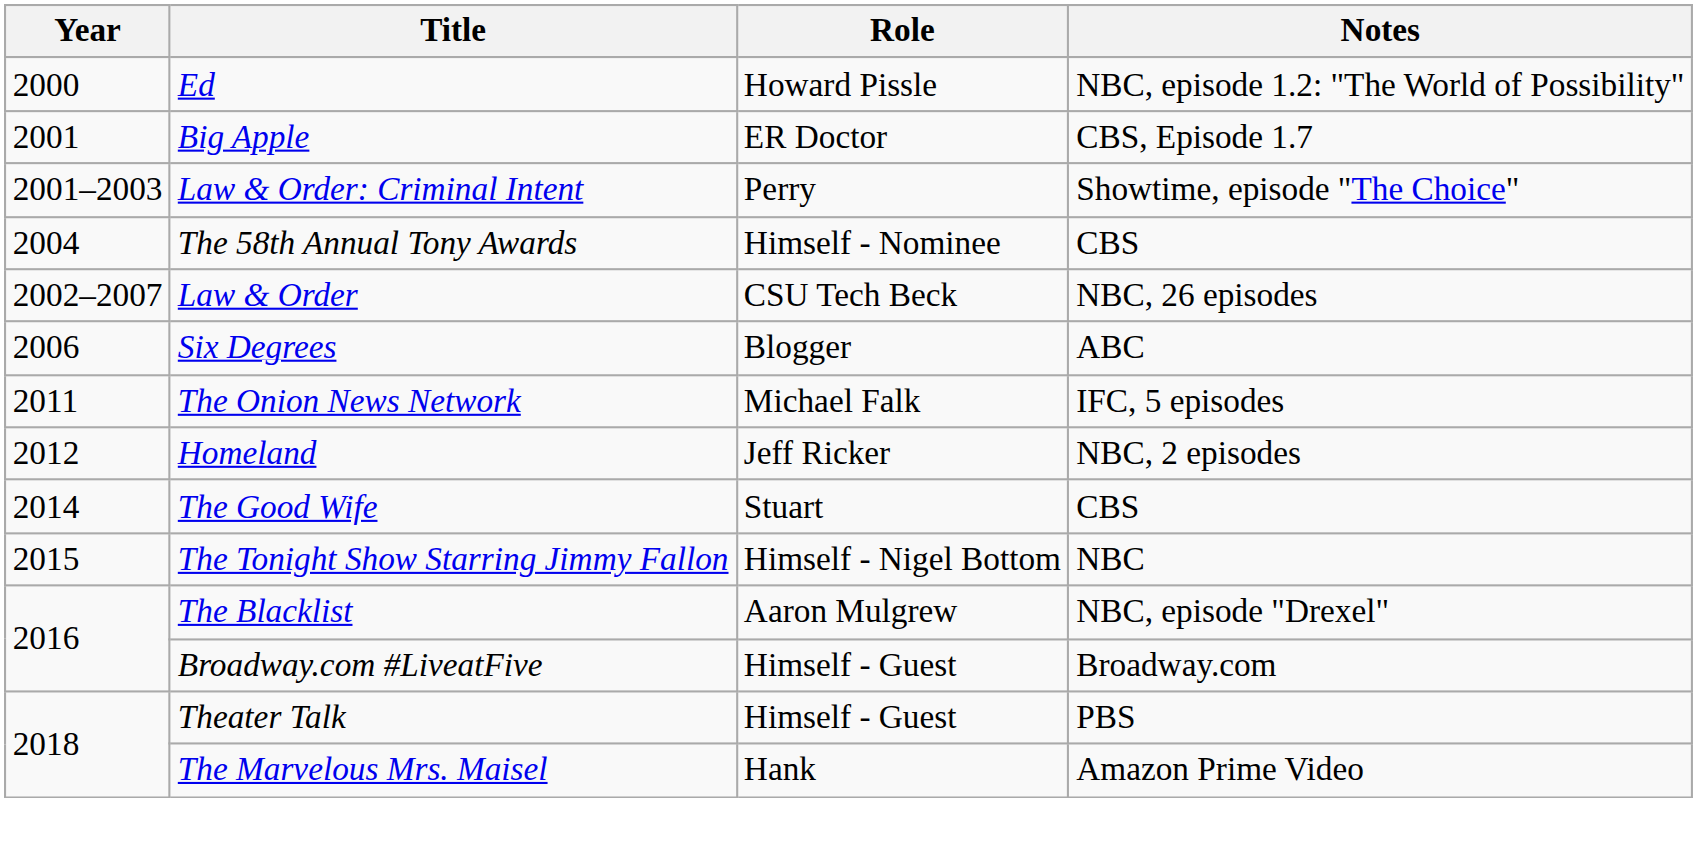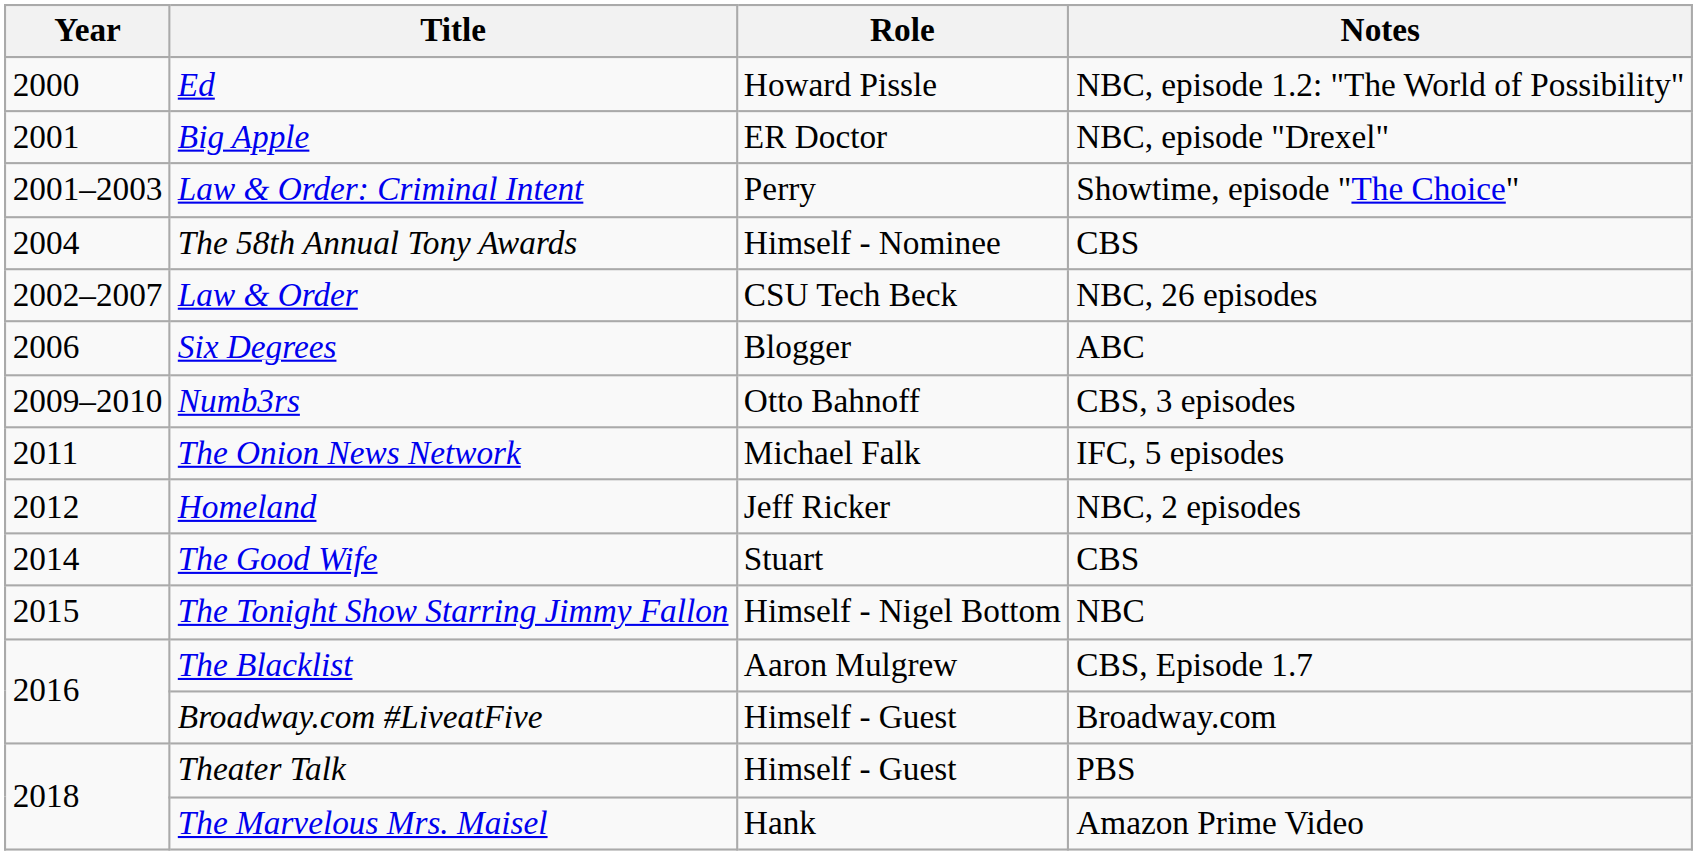(1195, 136) CBS, Episode 1.7 -> (1233, 136) NBC, episode "Drexel"
+ row: (239, 400)
(1233, 611) NBC, episode "Drexel" -> (1195, 664) CBS, Episode 1.7
